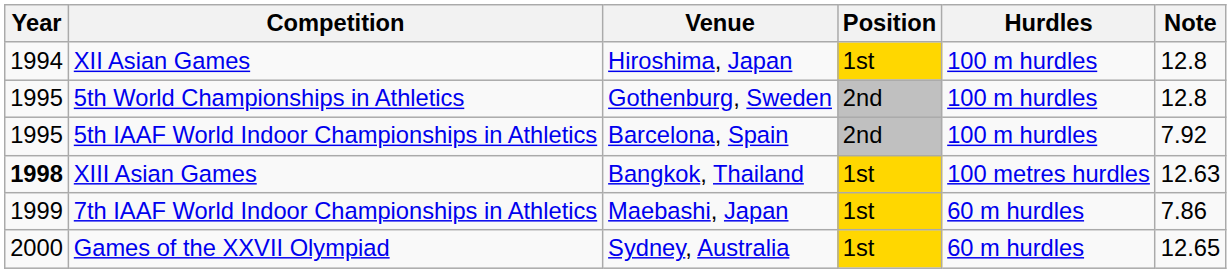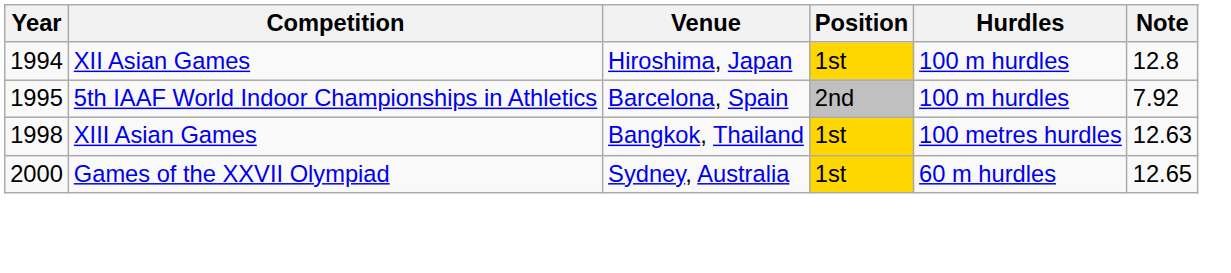- row: (269, 98)
(37, 173) bold -> (37, 135) normal
- row: (335, 211)
